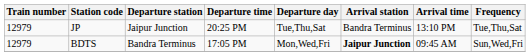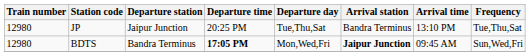(19, 28) 12979 -> (19, 28) 12980
(19, 43) 12979 -> (19, 43) 12980
(227, 43) normal -> (228, 43) bold
